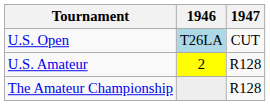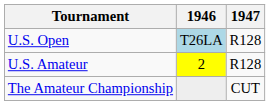(245, 40) CUT -> (245, 40) R128
(245, 88) R128 -> (245, 88) CUT
